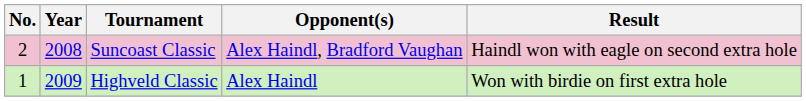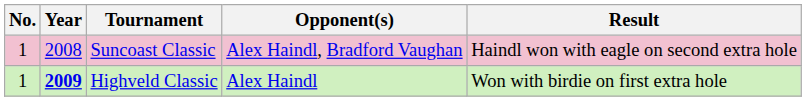(23, 50) 2 -> (23, 50) 1
(63, 81) normal -> (63, 81) bold
